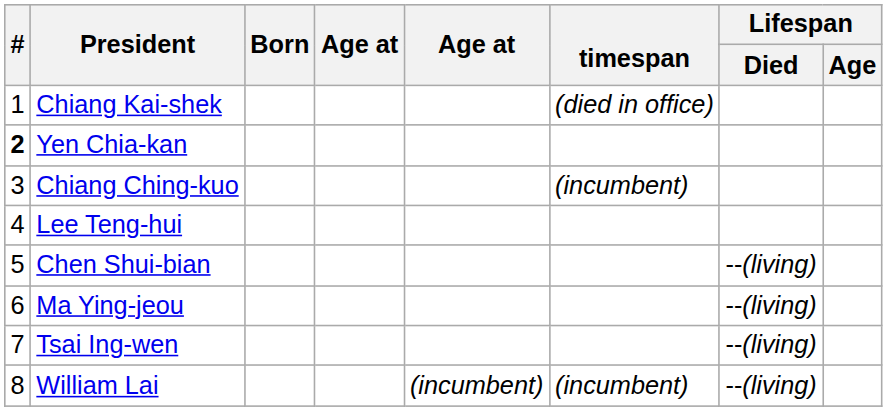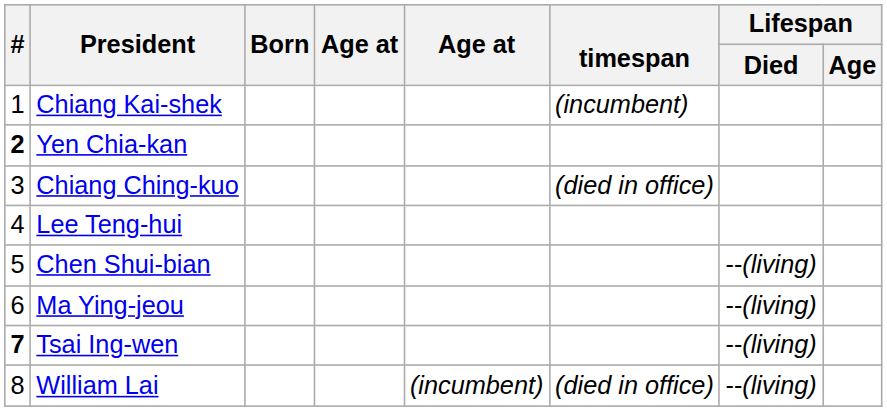(634, 104) (died in office) -> (622, 104) (incumbent)
(622, 184) (incumbent) -> (634, 184) (died in office)
(18, 345) normal -> (18, 345) bold
(622, 385) (incumbent) -> (634, 385) (died in office)
